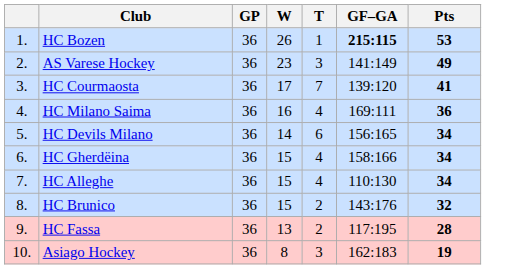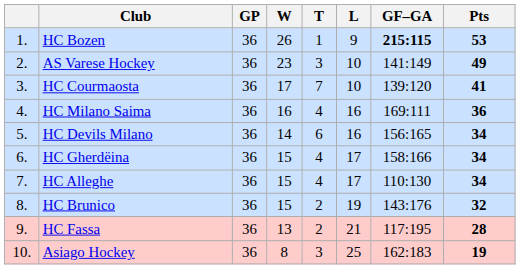+ column: (354, 16)
